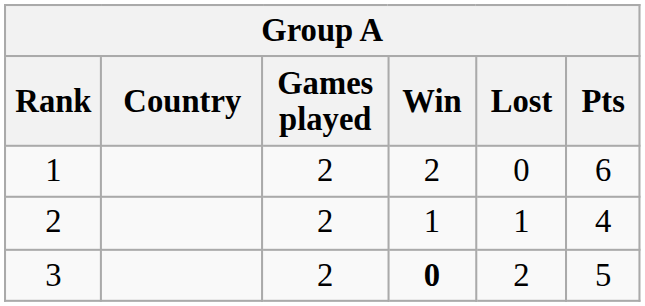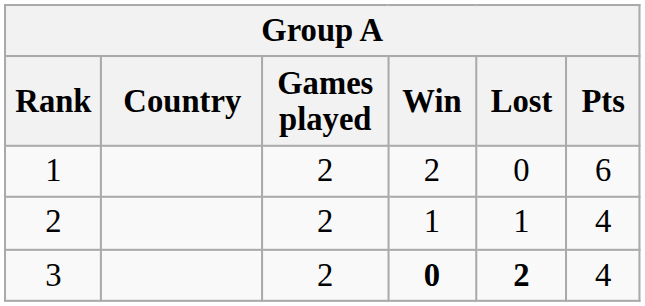(521, 274) normal -> (521, 274) bold
(603, 274) 5 -> (603, 274) 4
